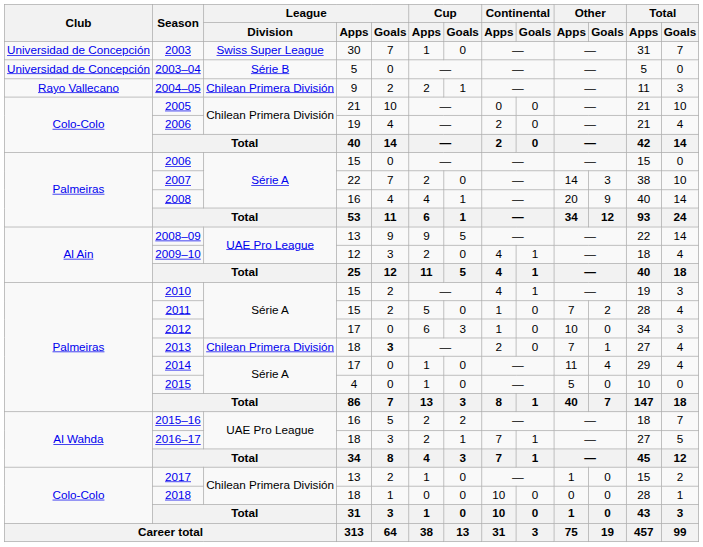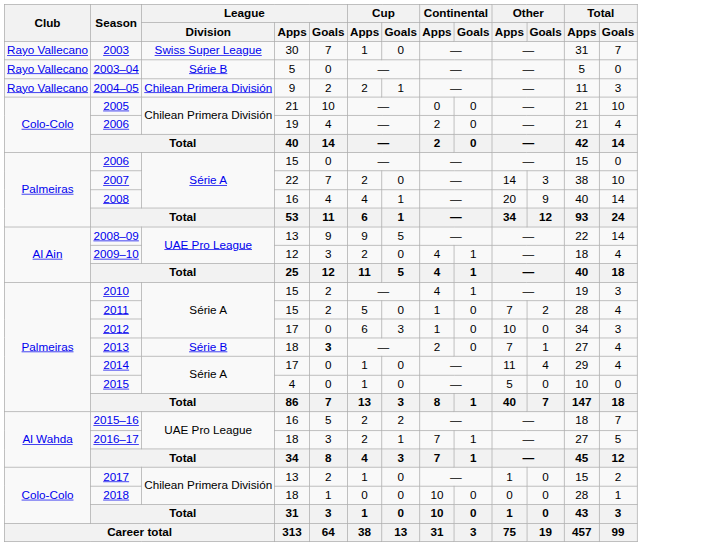(78, 50) Universidad de Concepción -> (48, 50) Rayo Vallecano
(78, 69) Universidad de Concepción -> (48, 69) Rayo Vallecano
(270, 347) Chilean Primera División -> (208, 347) Série B
